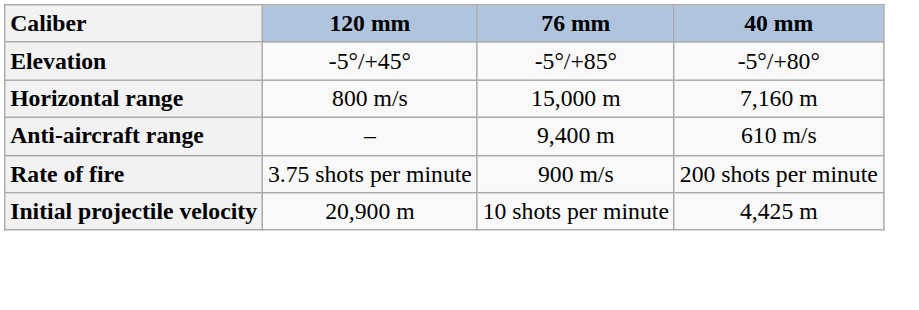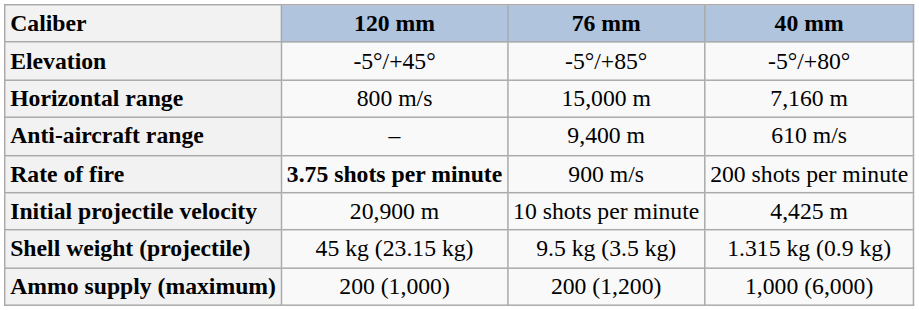(370, 173) normal -> (395, 173) bold
+ row: (130, 248)
+ row: (143, 286)
